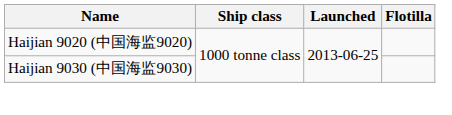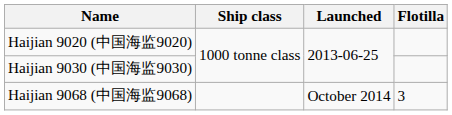+ row: (100, 95)
